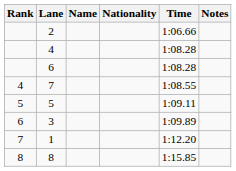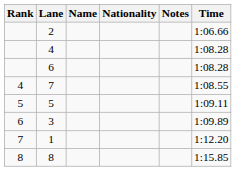columns swapped: (179, 13) <-> (215, 13)
